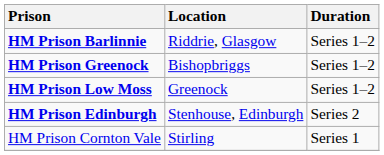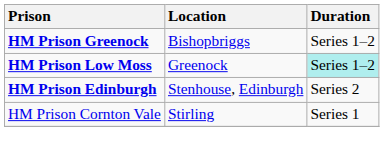- row: (77, 41)
(343, 89) no background -> (343, 65) paleturquoise background
